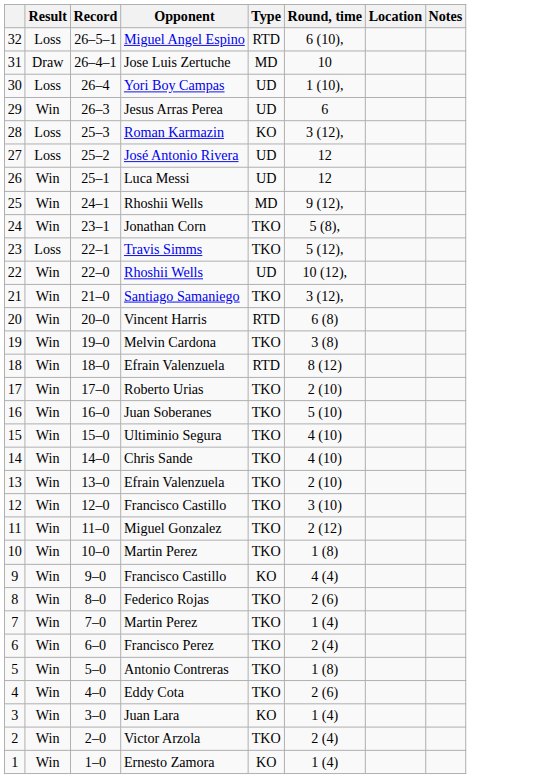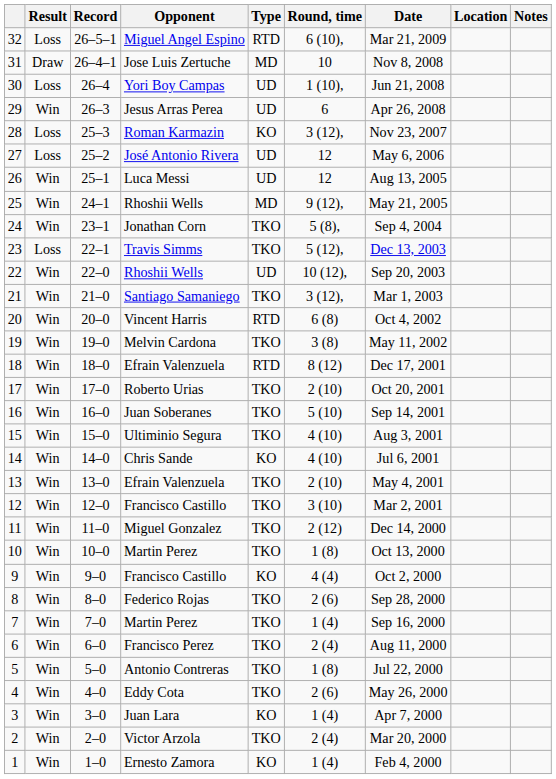+ column: (408, 16)
(266, 459) TKO -> (266, 459) KO
